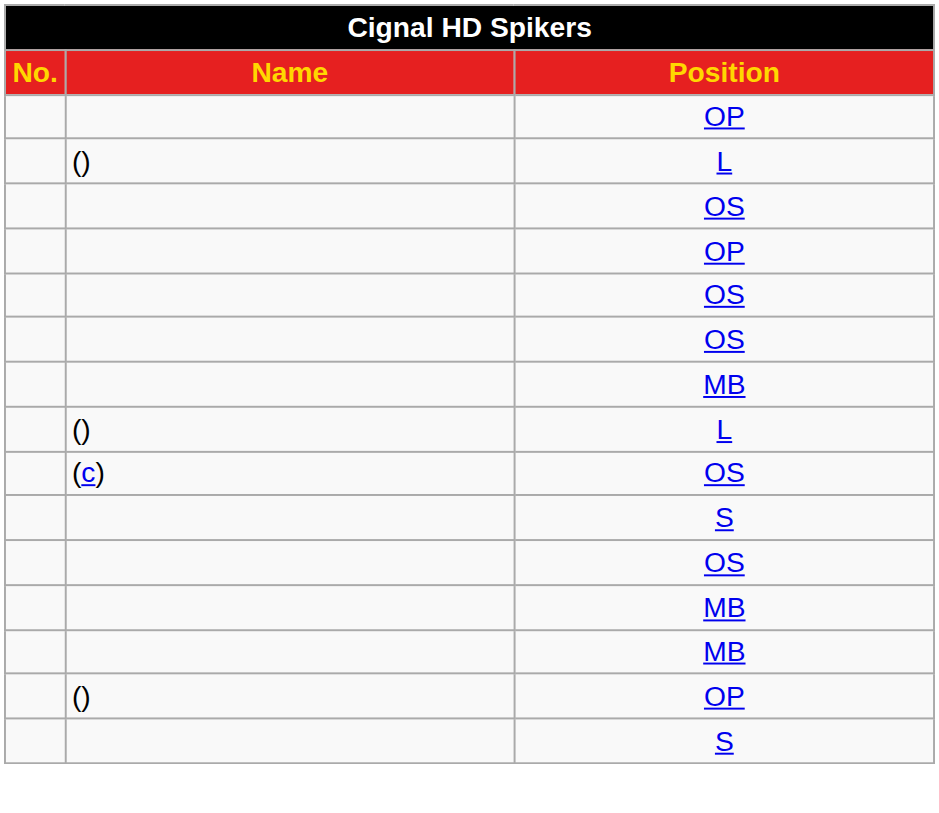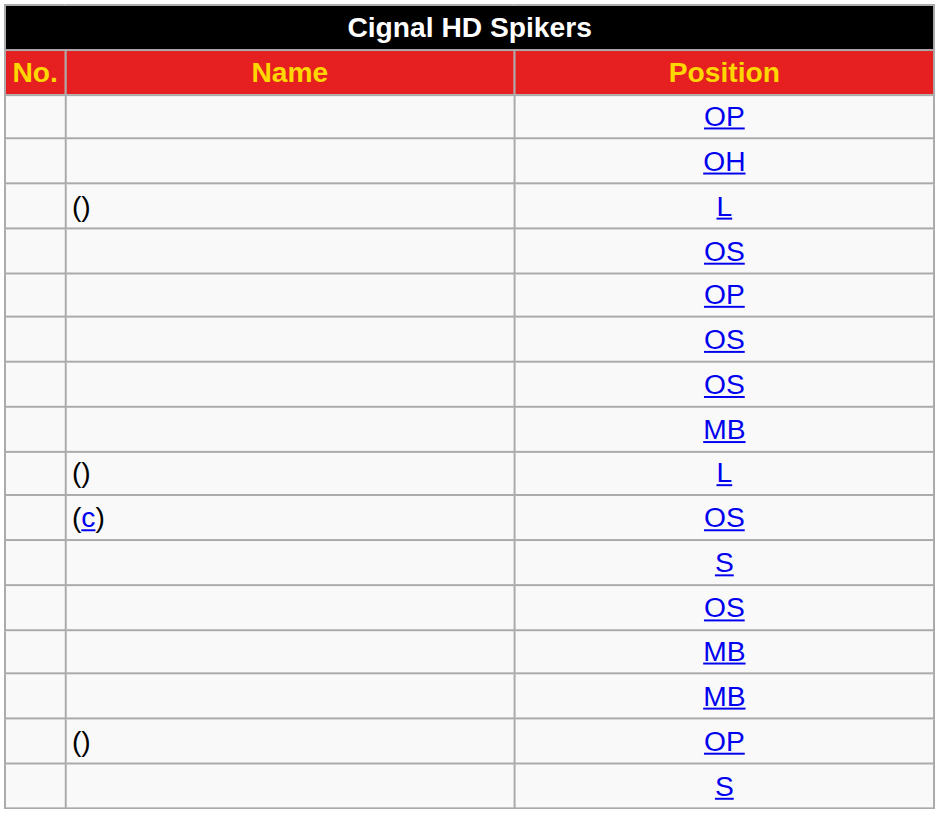+ row: (290, 161)
